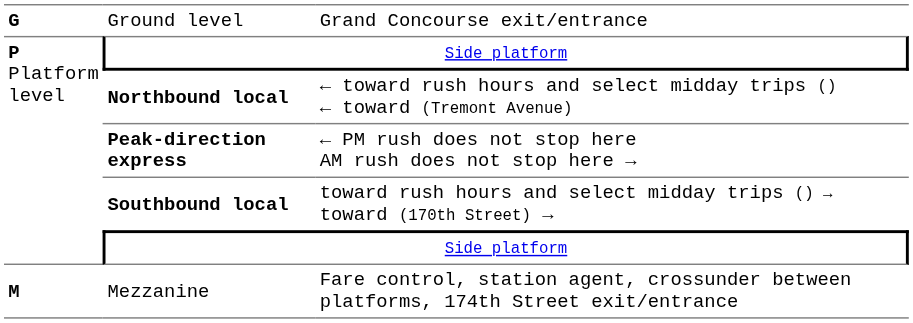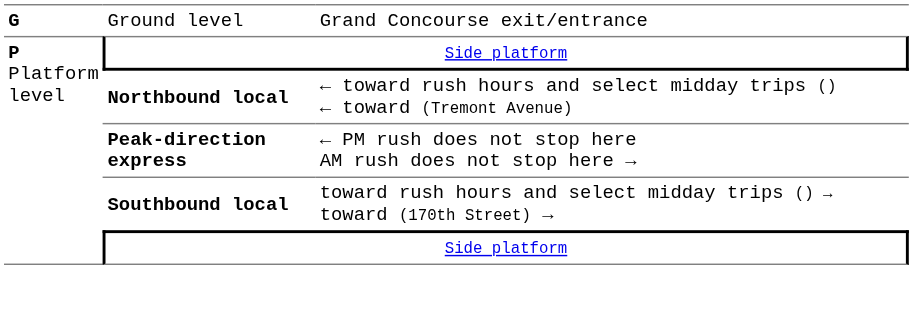- row: (158, 291)
